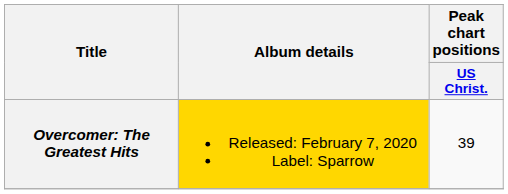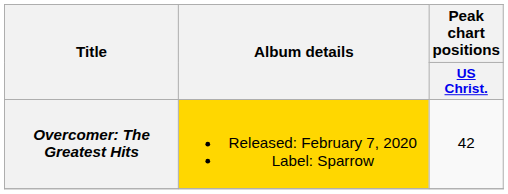(466, 143) 39 -> (466, 143) 42
